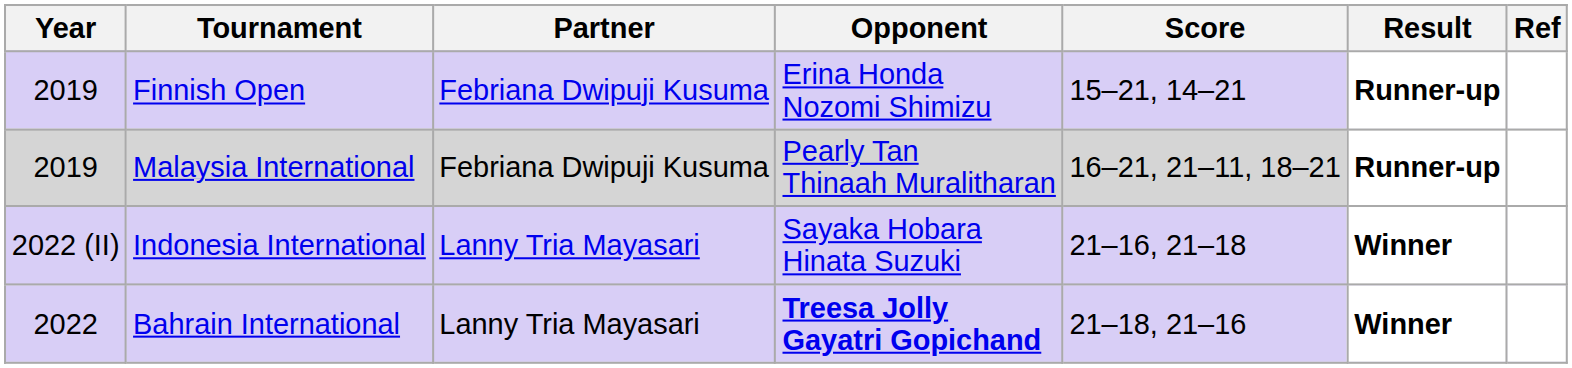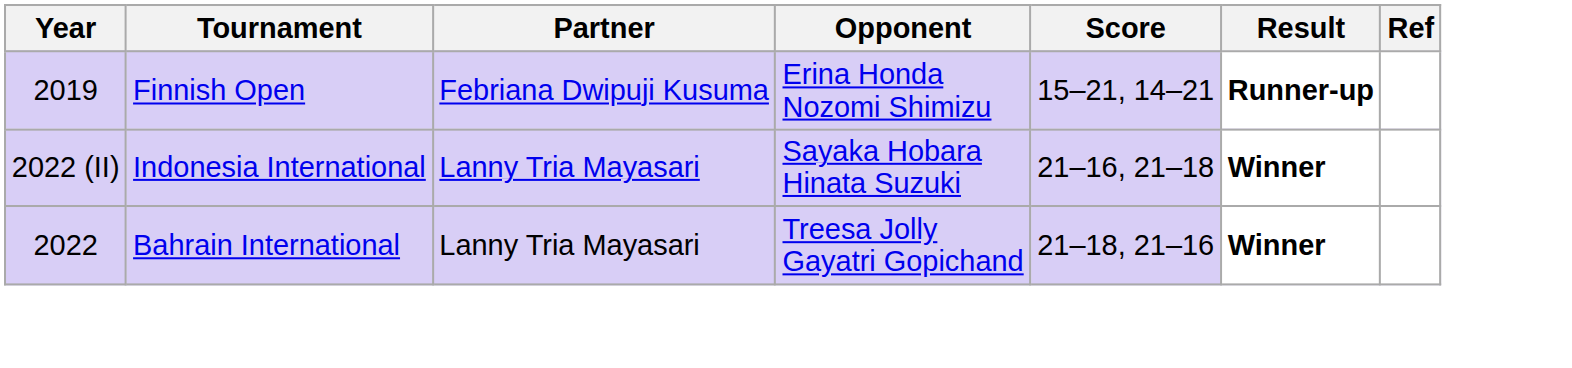- row: (274, 168)
(912, 324) bold -> (903, 246) normal
